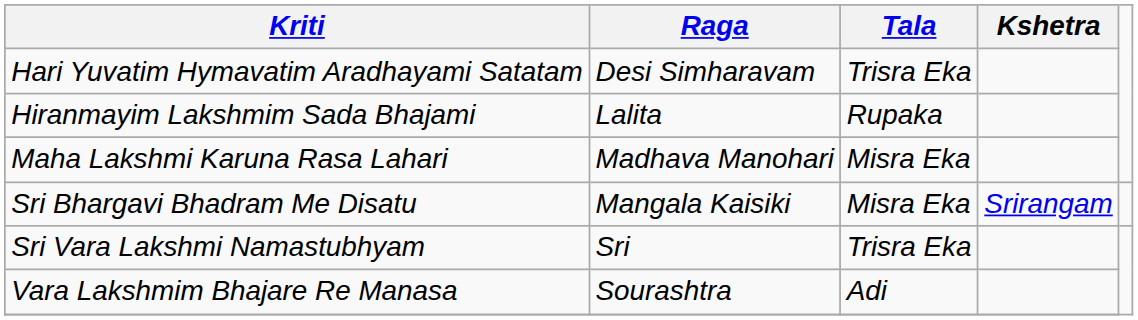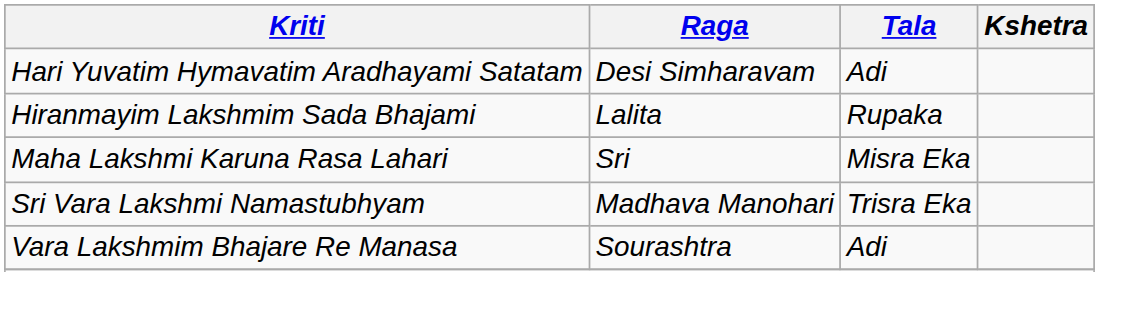(909, 70) Trisra Eka -> (867, 70) Adi
(715, 159) Madhava Manohari -> (613, 159) Sri
- row: (214, 203)
(613, 247) Sri -> (715, 203) Madhava Manohari
